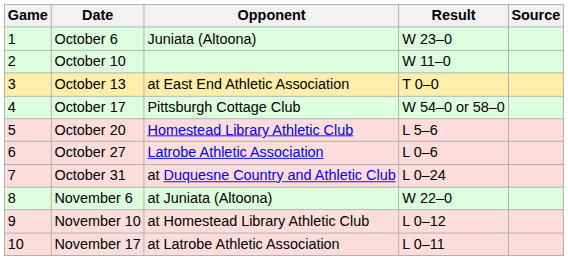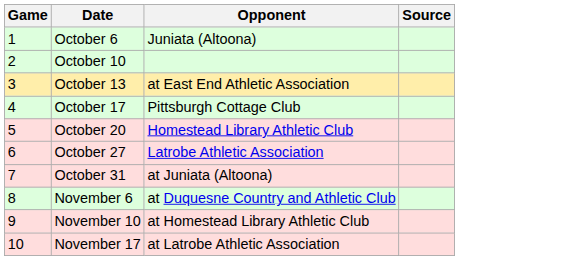- column: (454, 15)
(272, 175) at Duquesne Country and Athletic Club -> (210, 175) at Juniata (Altoona)
(210, 198) at Juniata (Altoona) -> (272, 198) at Duquesne Country and Athletic Club
